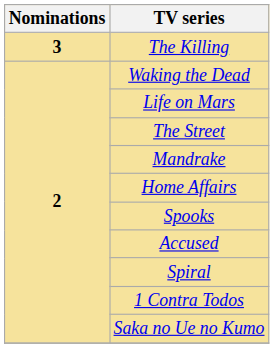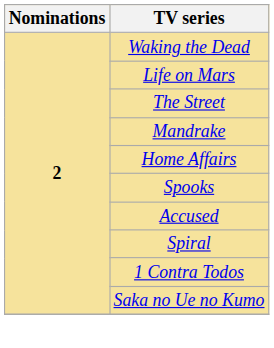- row: (189, 46)
